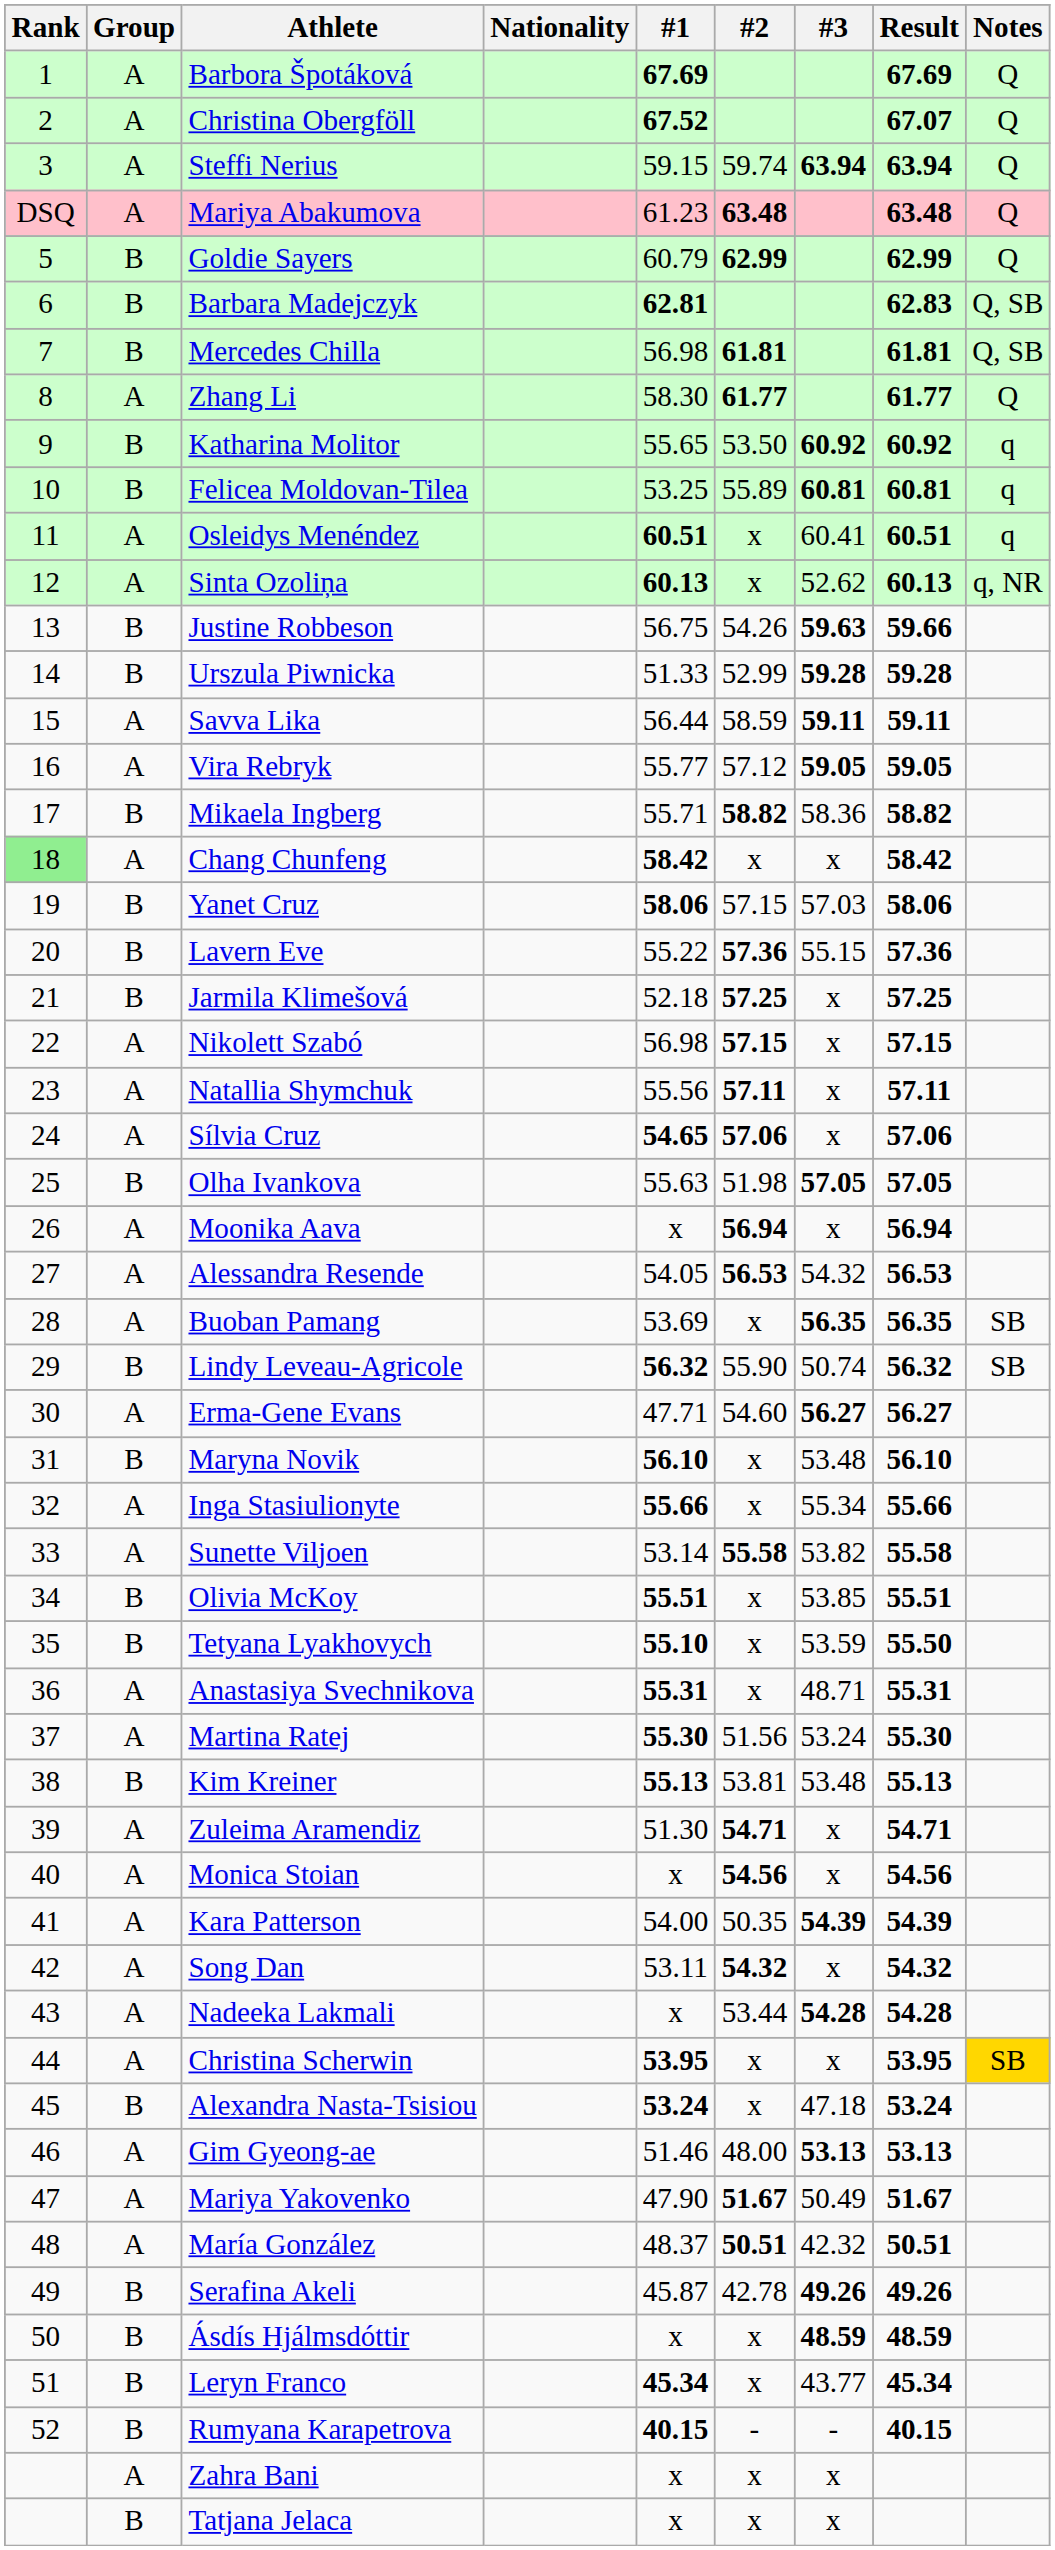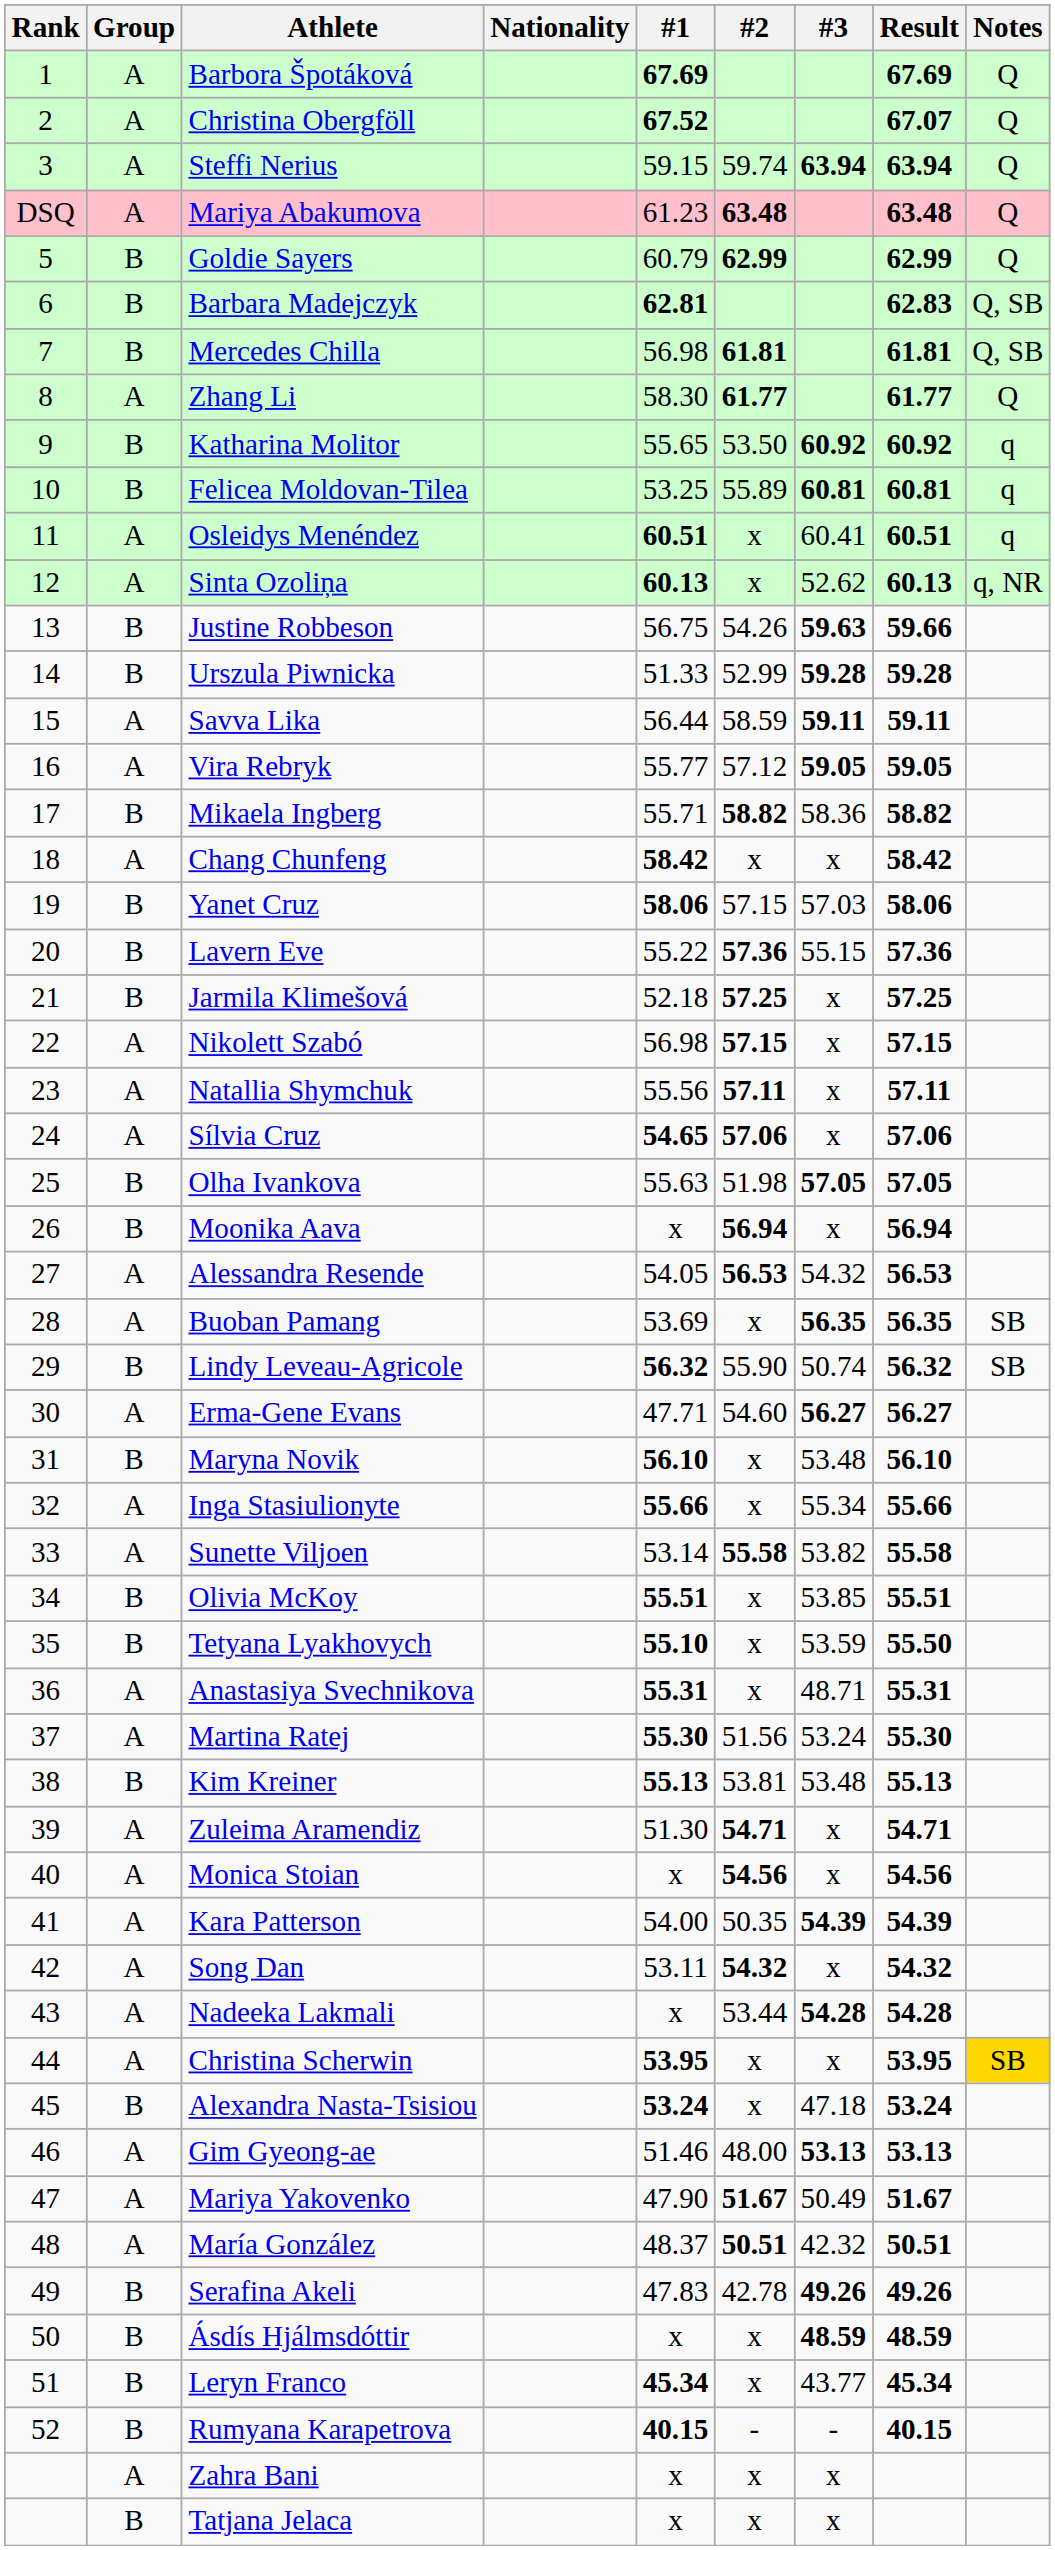(46, 858) lightgreen background -> (46, 858) no background
(134, 1228) A -> (134, 1228) B
(675, 2290) 45.87 -> (675, 2290) 47.83
